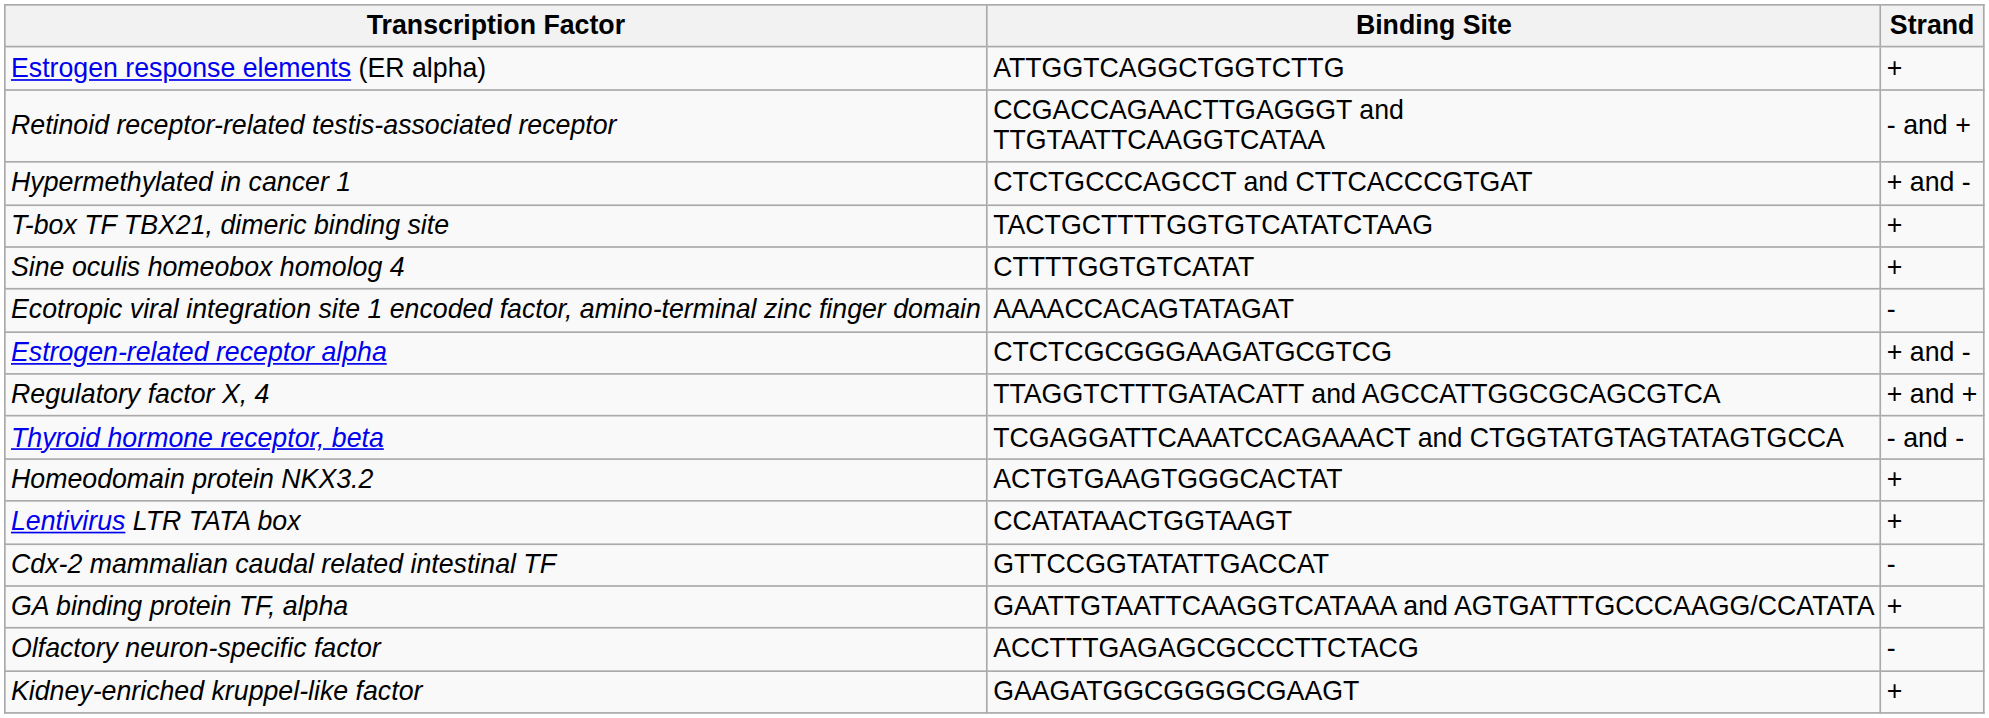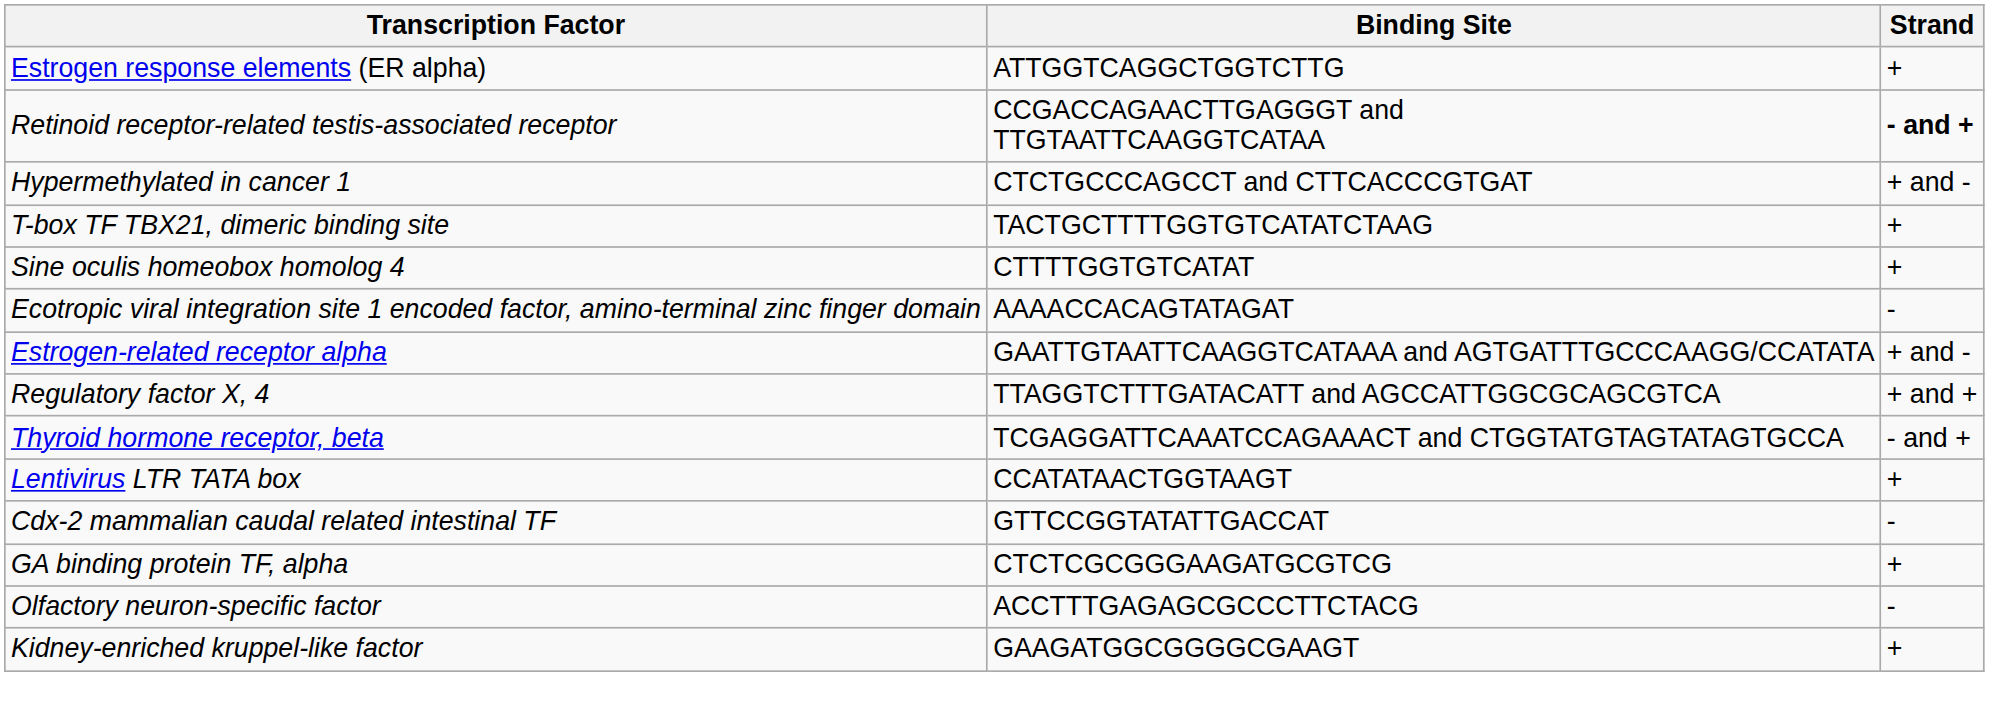(1929, 125) normal -> (1930, 125) bold
(1193, 352) CTCTCGCGGGAAGATGCGTCG -> (1434, 352) GAATTGTAATTCAAGGTCATAAA and AGTGATTTGCCCAAGG/CCATATA
(1925, 437) - and - -> (1929, 437) - and +
- row: (192, 479)
(1434, 606) GAATTGTAATTCAAGGTCATAAA and AGTGATTTGCCCAAGG/CCATATA -> (1193, 564) CTCTCGCGGGAAGATGCGTCG
